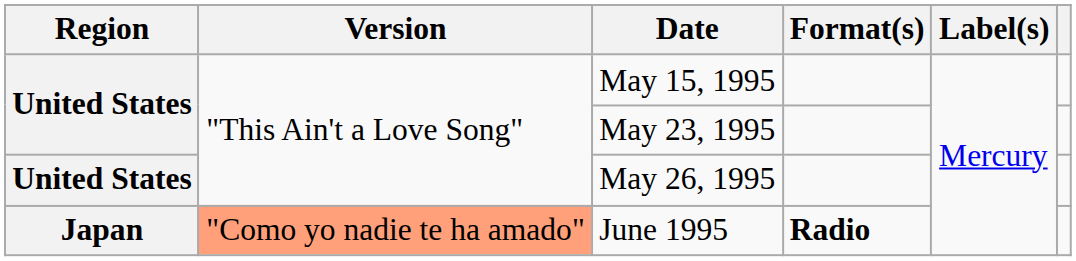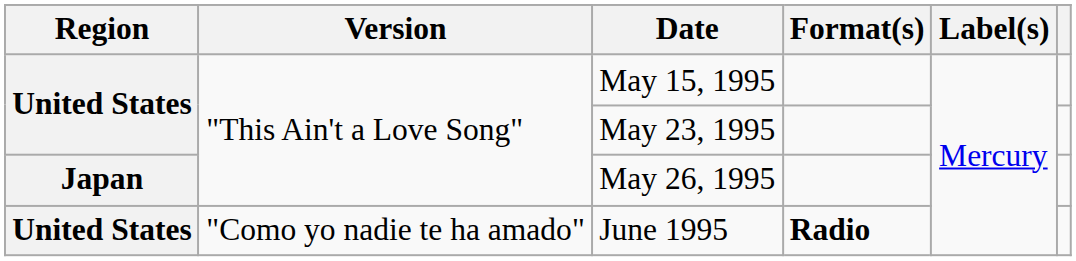(102, 179) United States -> (102, 179) Japan
(102, 229) Japan -> (102, 229) United States
(396, 229) lightsalmon background -> (396, 229) no background
